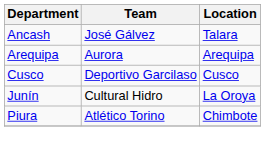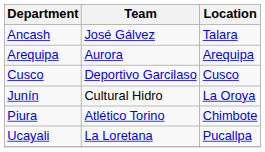+ row: (28, 136)
